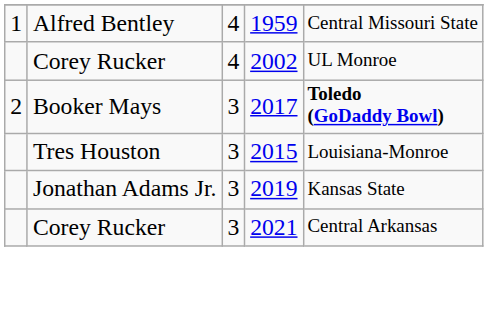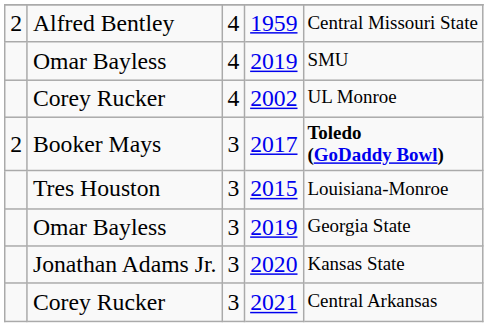(16, 23) 1 -> (16, 23) 2
+ row: (100, 60)
+ row: (100, 226)
(274, 189) 2019 -> (274, 264) 2020
